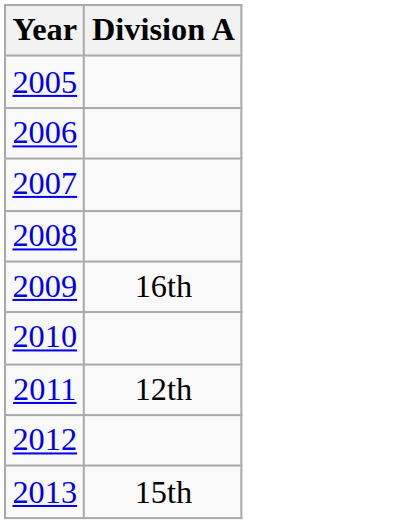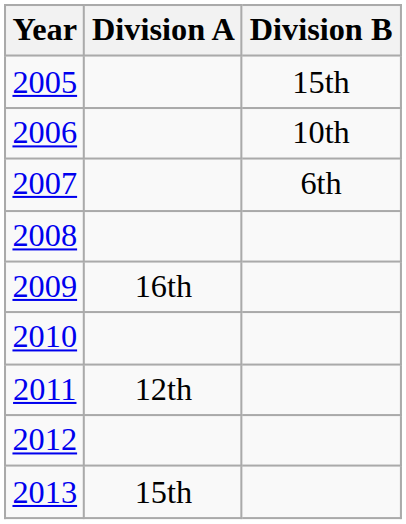+ column: (321, 30)
